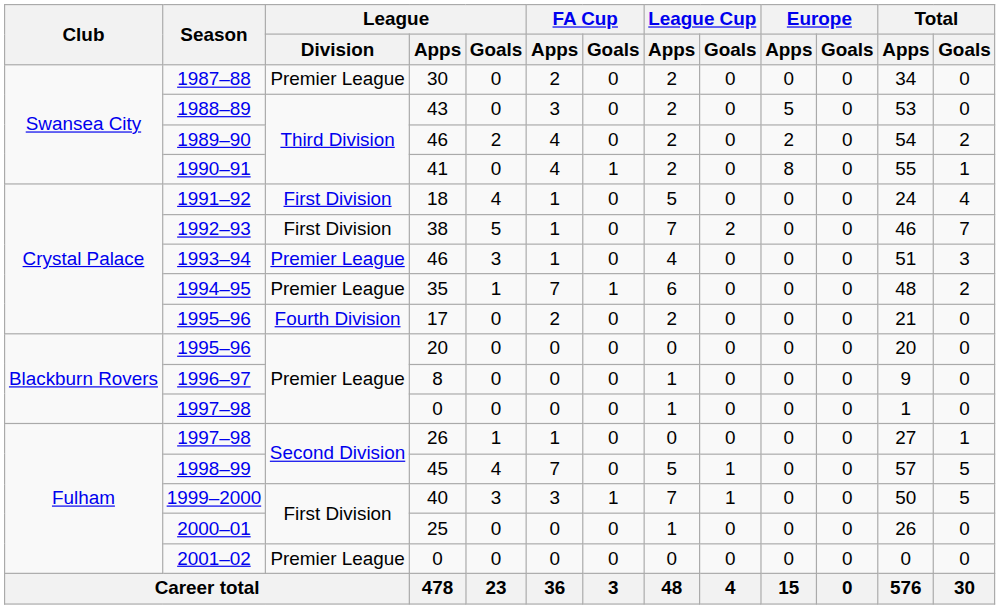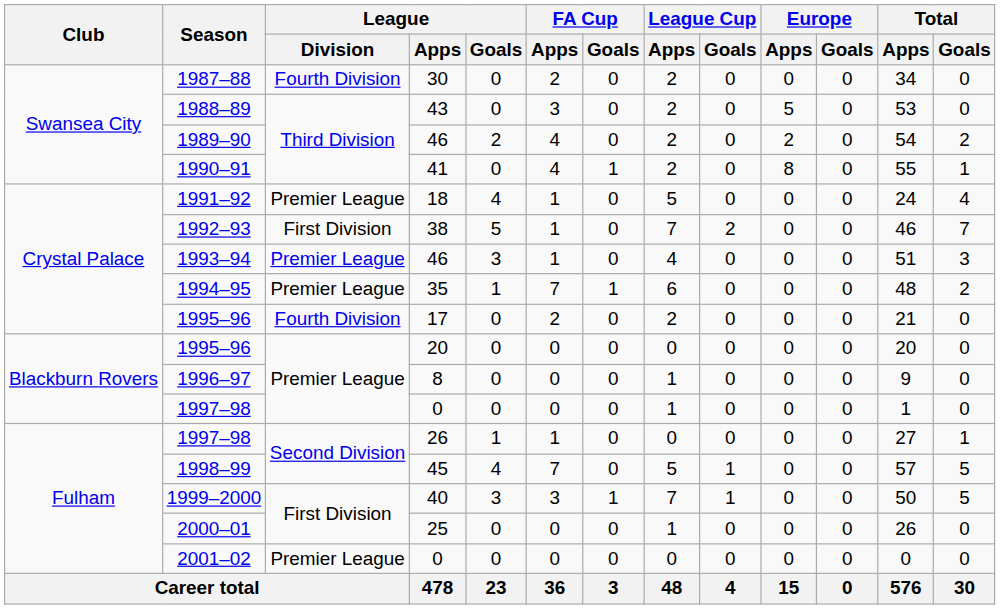(338, 79) Premier League -> (338, 79) Fourth Division
(338, 199) First Division -> (338, 199) Premier League
